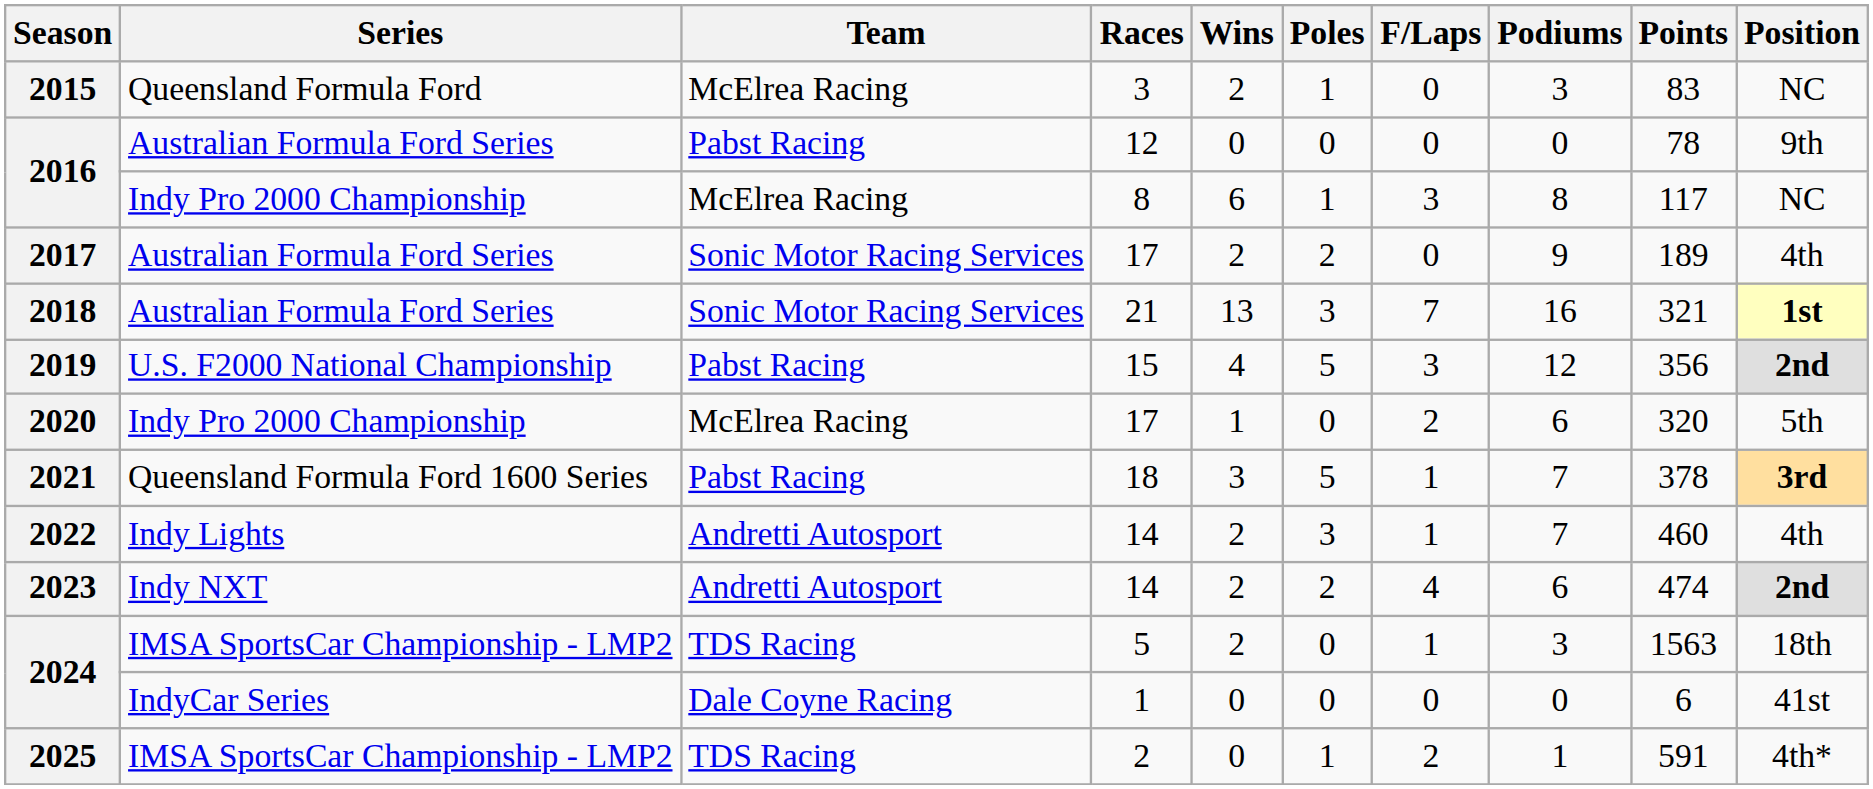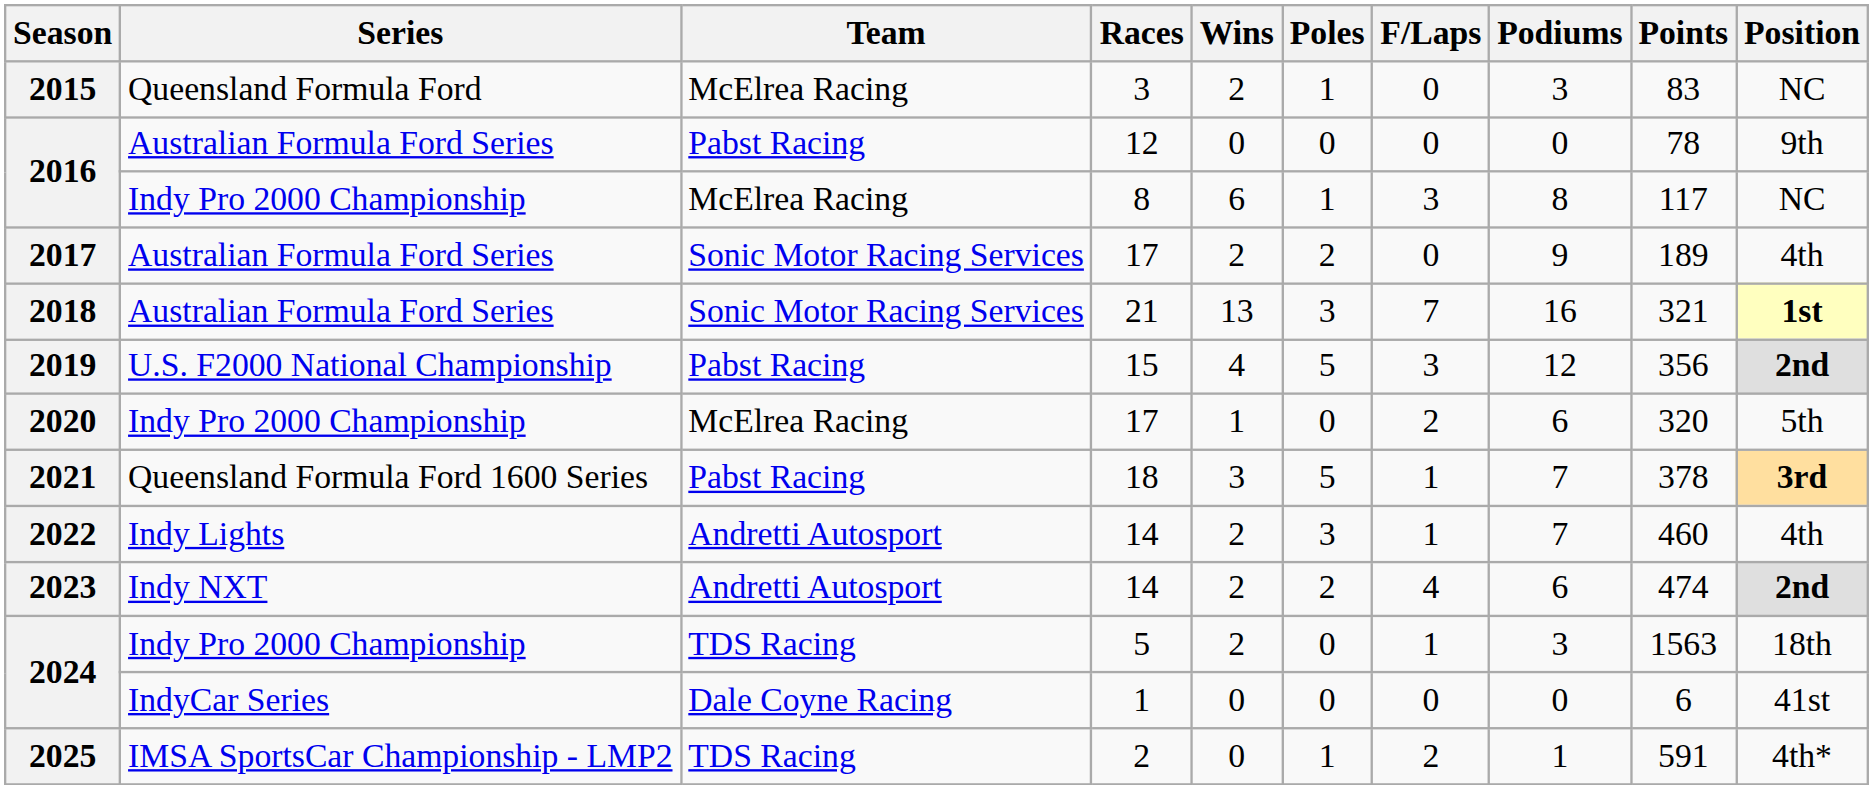(400, 644) IMSA SportsCar Championship - LMP2 -> (327, 644) Indy Pro 2000 Championship
